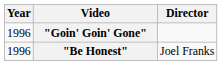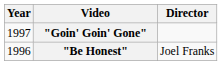(19, 32) 1996 -> (19, 32) 1997
